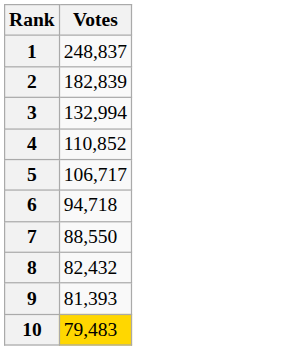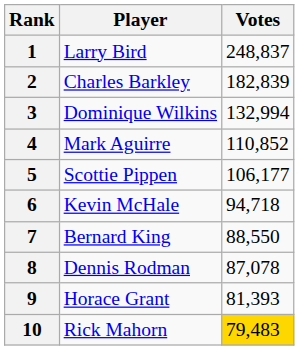+ column: (140, 19)
(95, 174) 106,717 -> (258, 174) 106,177
(91, 267) 82,432 -> (253, 267) 87,078
